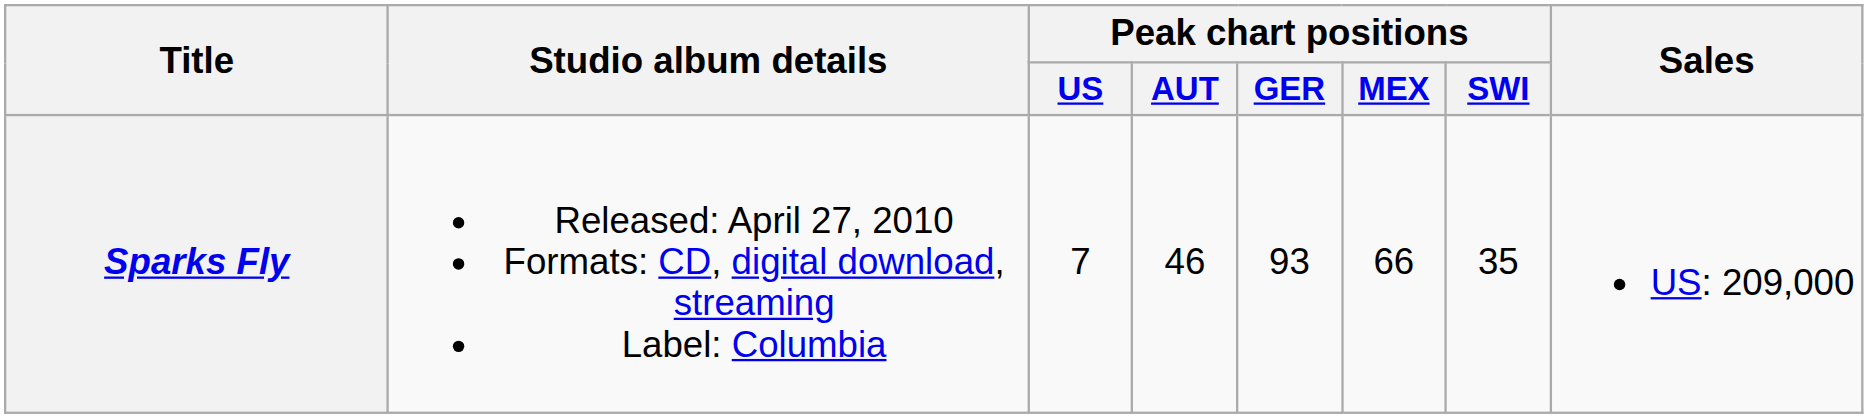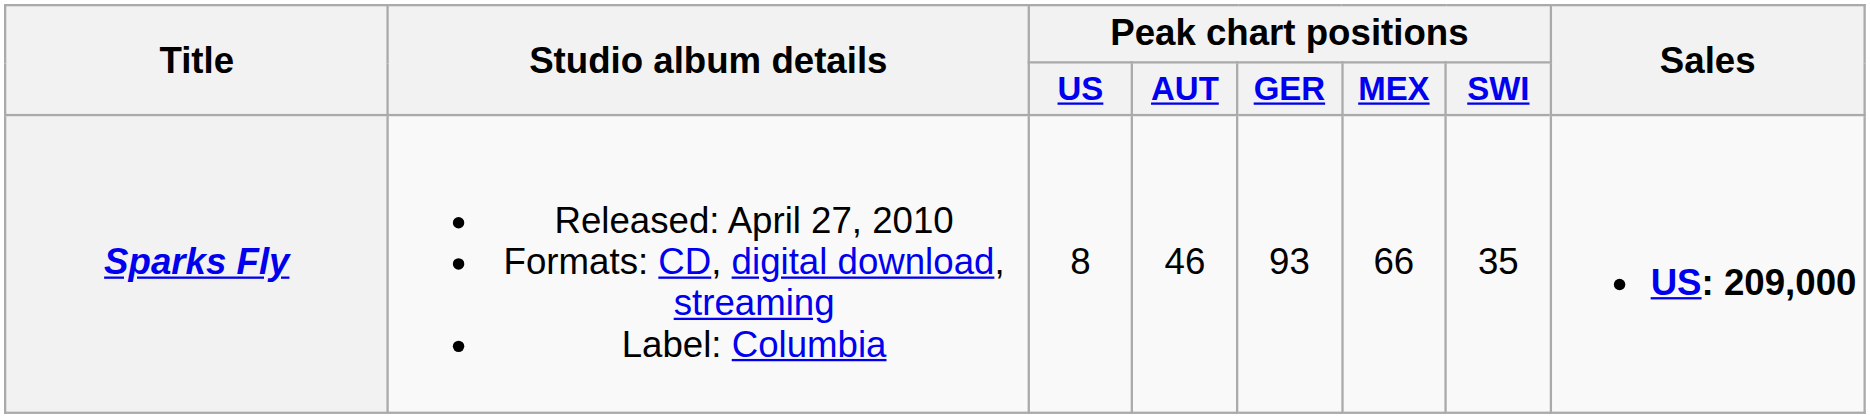(1080, 262) 7 -> (1080, 262) 8
(1707, 284) normal -> (1708, 284) bold
